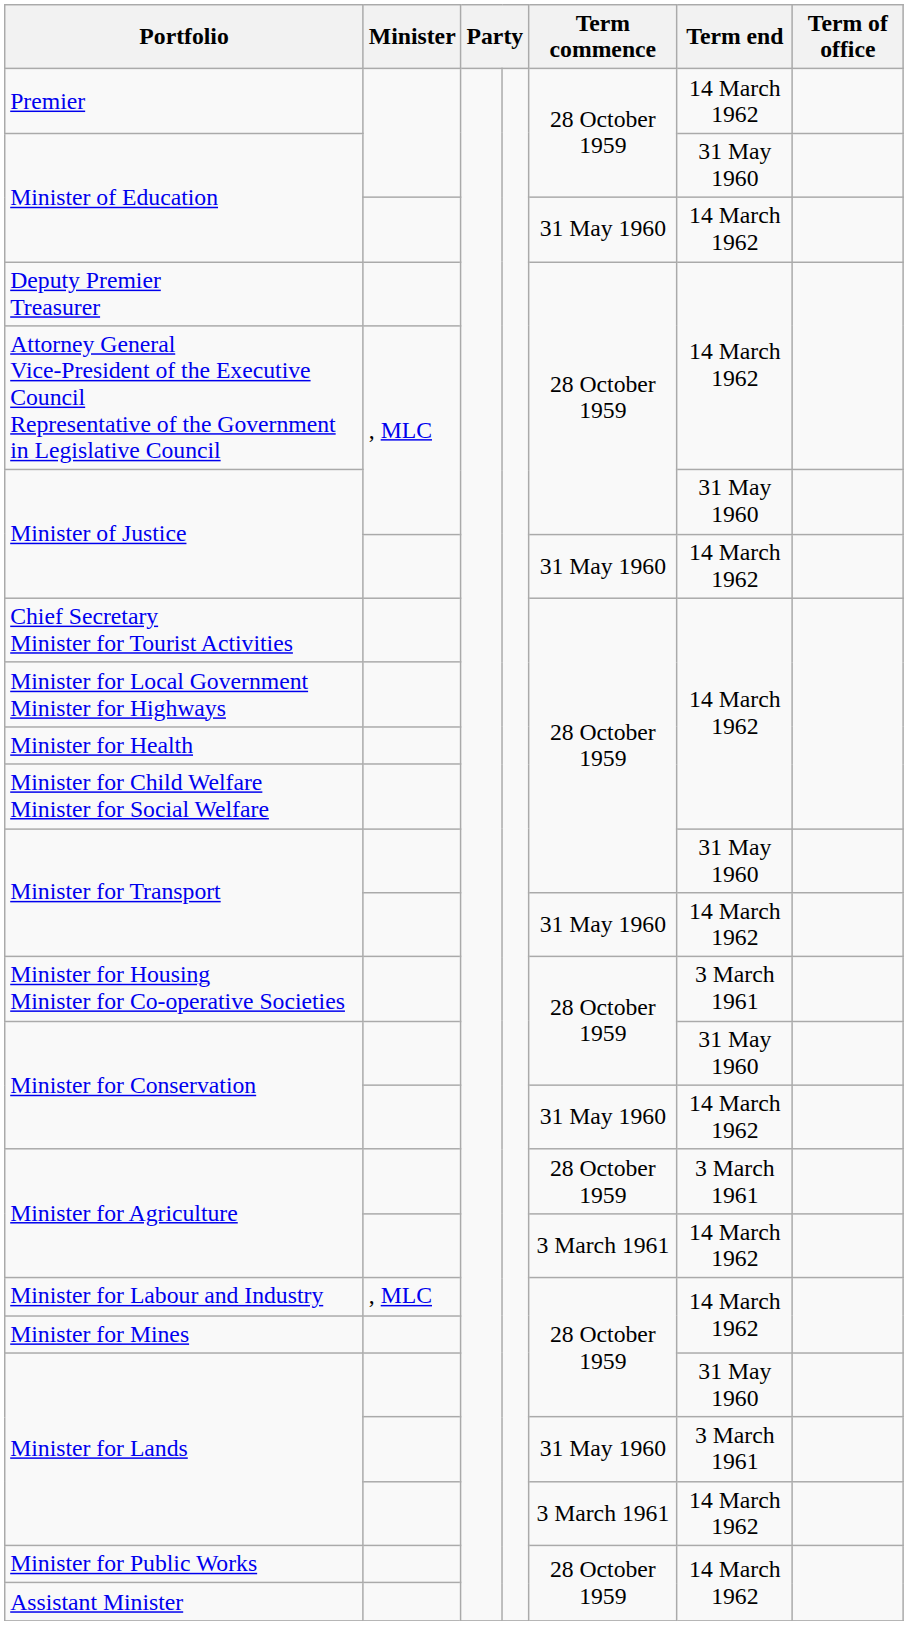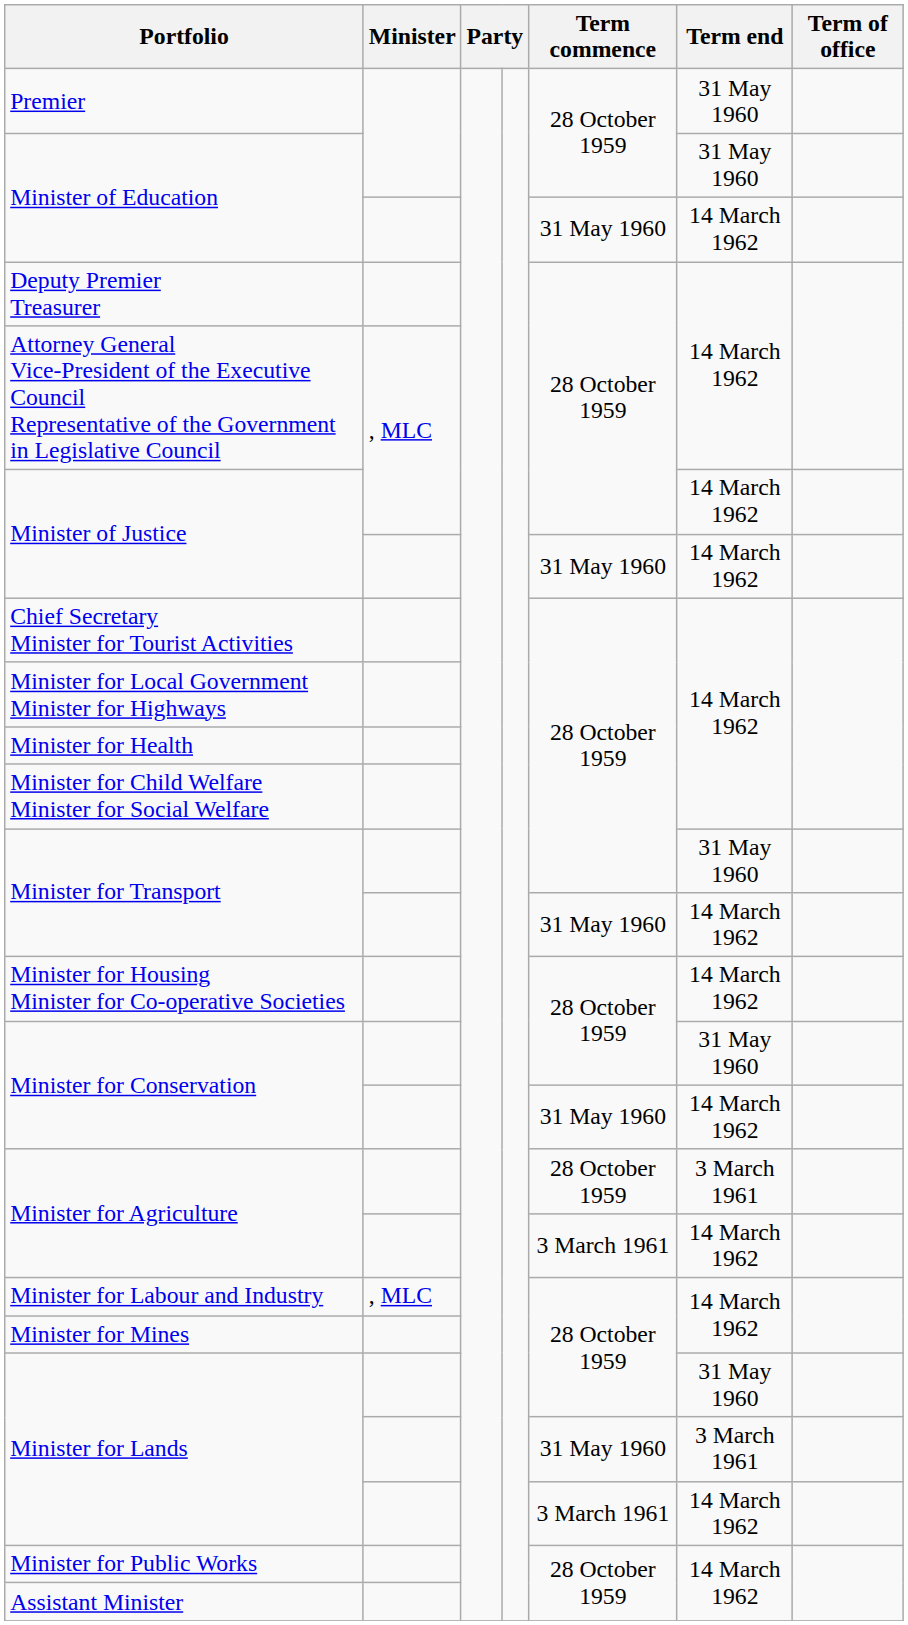(735, 100) 14 March 1962 -> (735, 100) 31 May 1960
(735, 501) 31 May 1960 -> (735, 501) 14 March 1962
(735, 988) 3 March 1961 -> (735, 988) 14 March 1962
